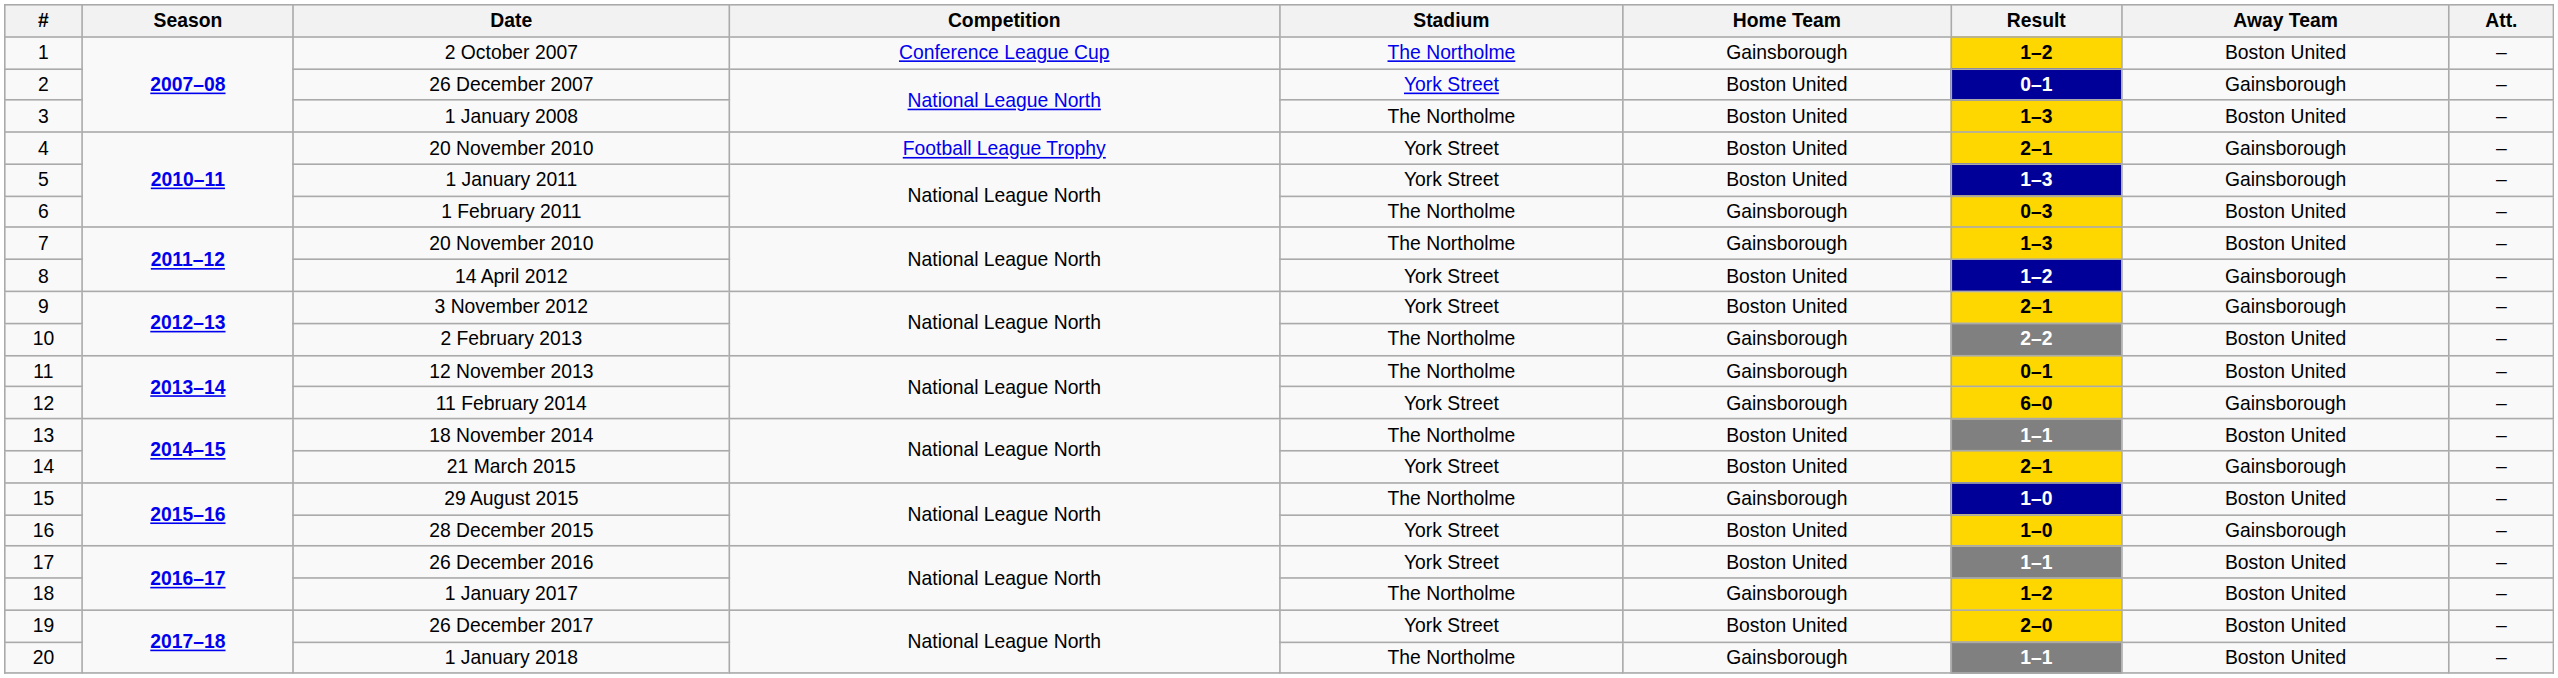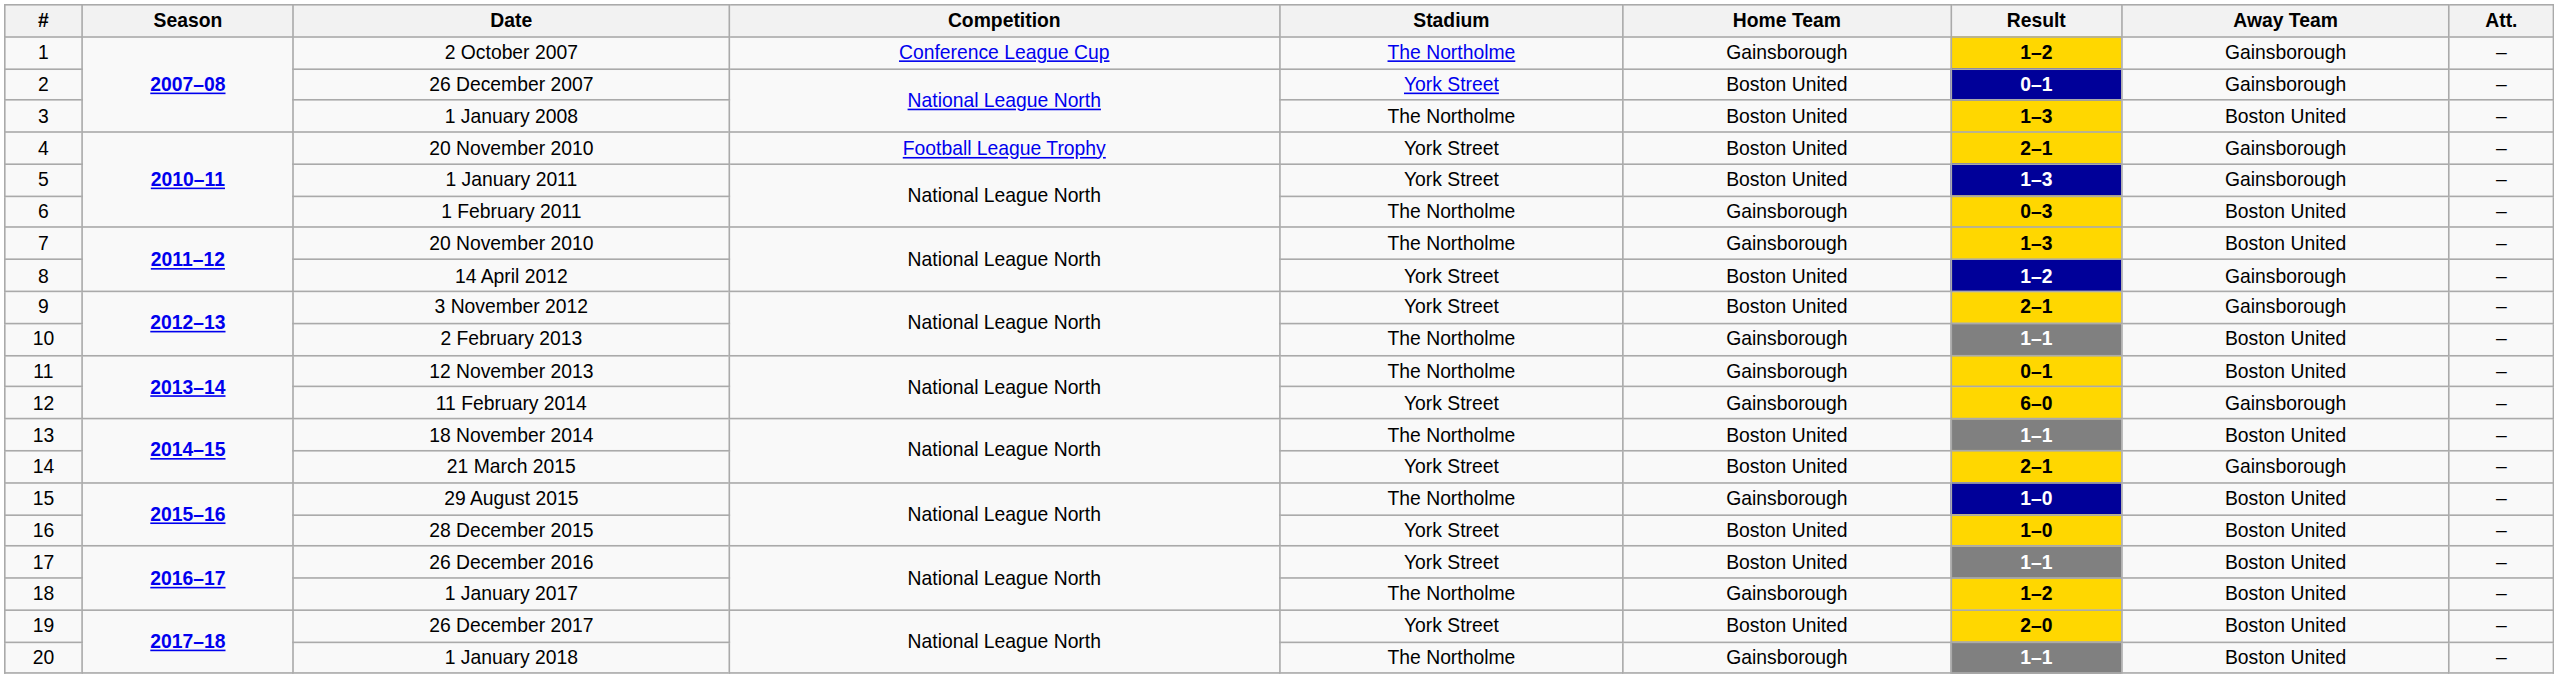(2286, 53) Boston United -> (2286, 53) Gainsborough
(2036, 339) 2–2 -> (2036, 339) 1–1
(2286, 530) Gainsborough -> (2286, 530) Boston United
